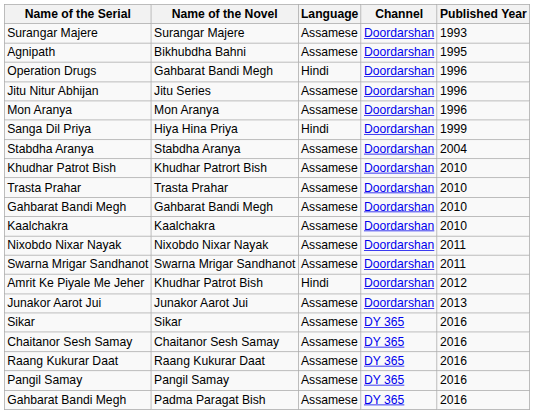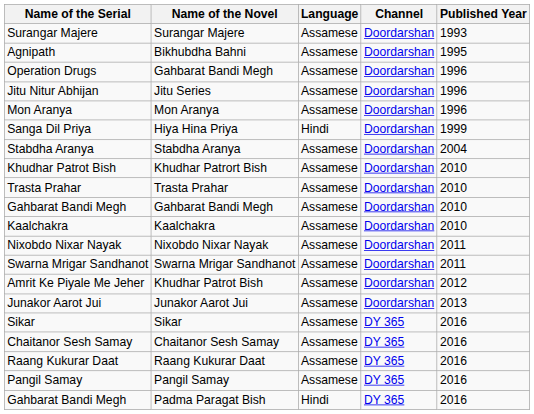(315, 71) Hindi -> (329, 71) Assamese
(315, 284) Hindi -> (329, 284) Assamese
(329, 399) Assamese -> (315, 399) Hindi
